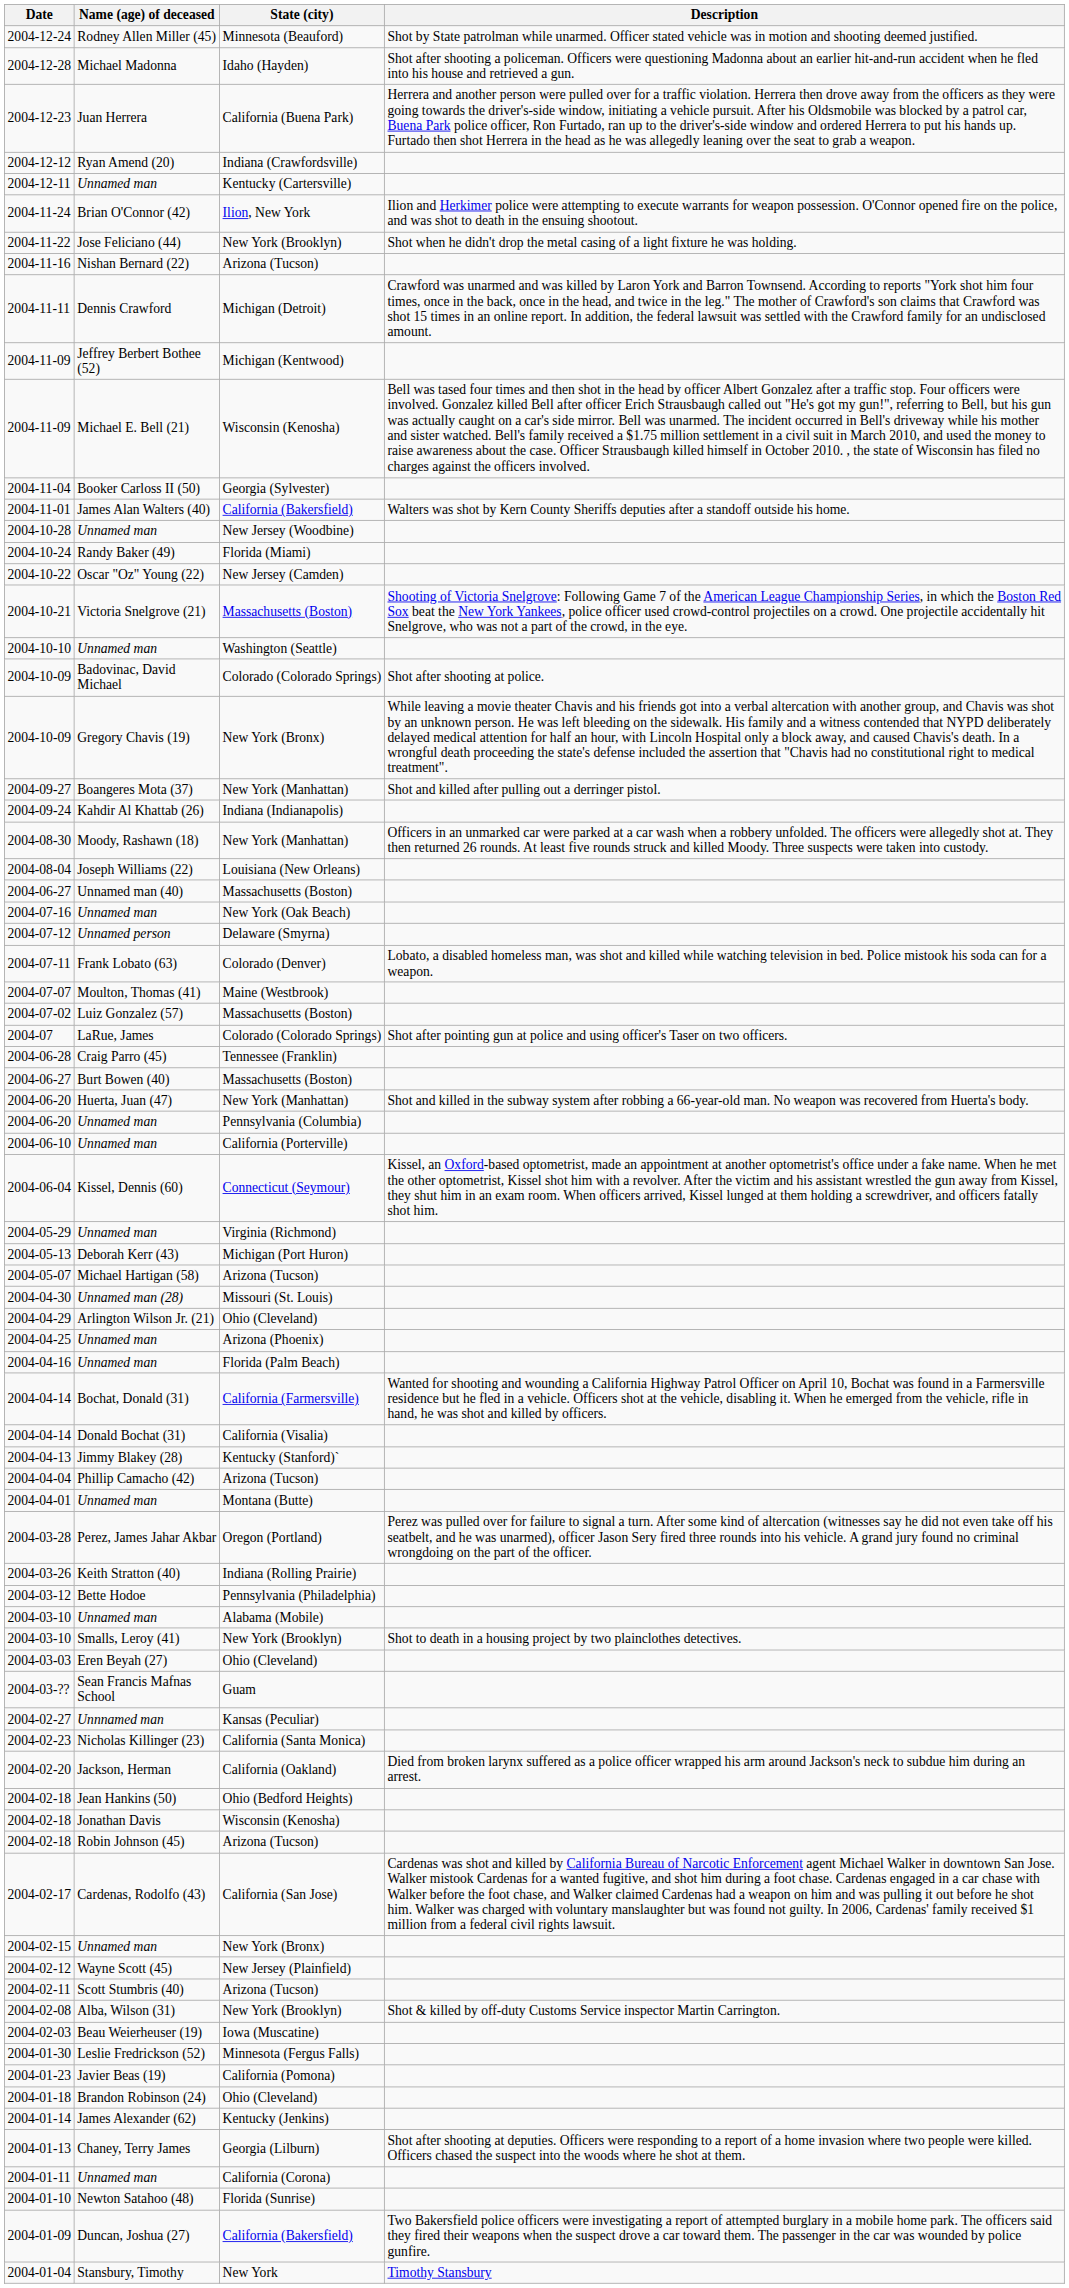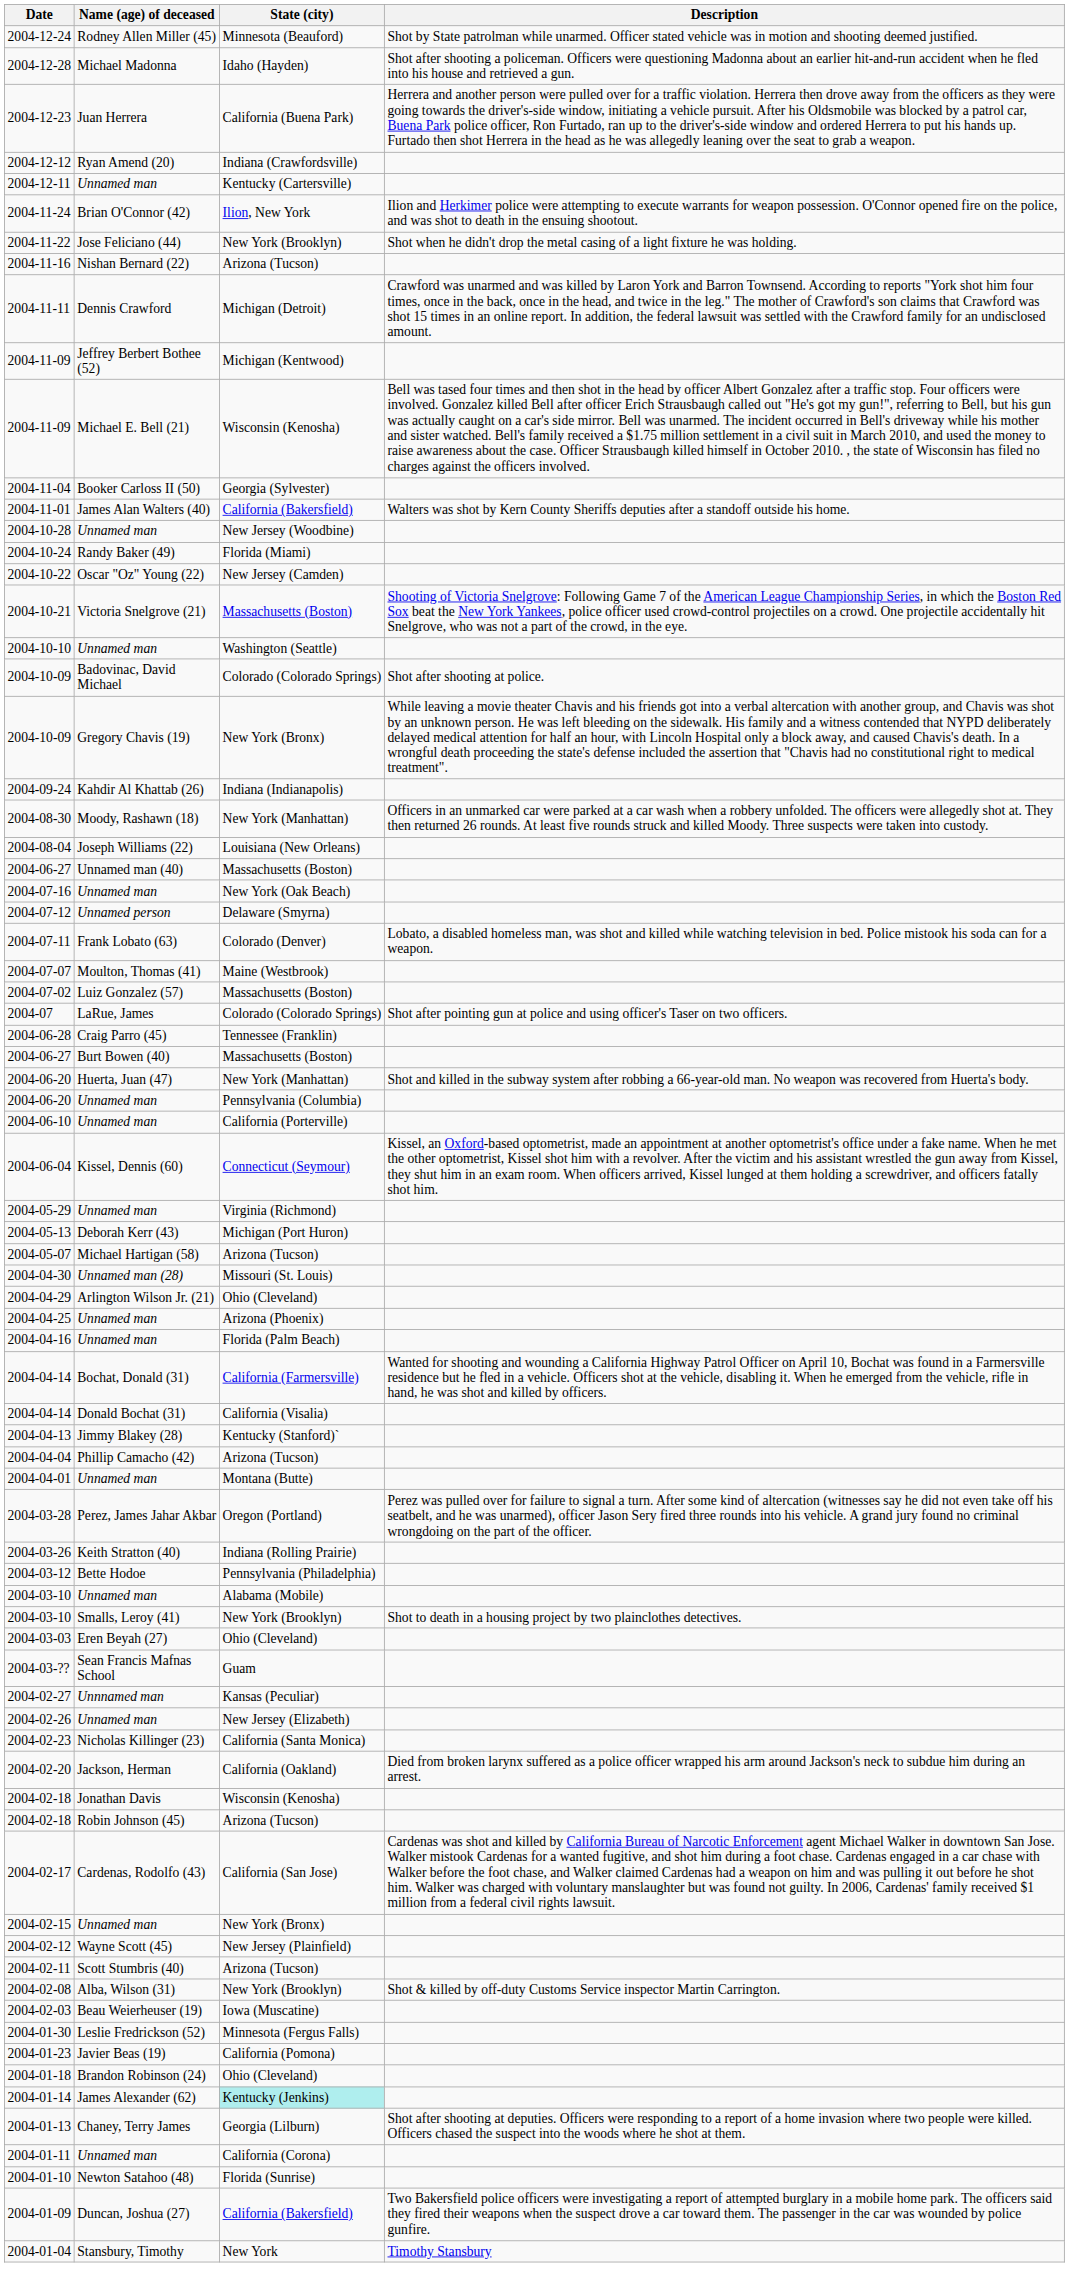- row: (39, 789)
+ row: (39, 1719)
- row: (39, 1799)
(276, 2119) no background -> (276, 2097) paleturquoise background
